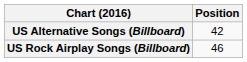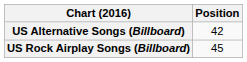(217, 48) 46 -> (217, 48) 45
